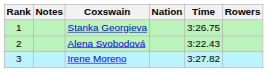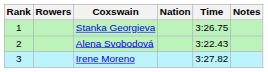columns swapped: (243, 12) <-> (49, 12)
